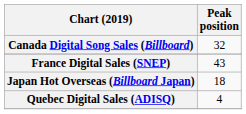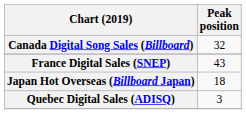(219, 99) 4 -> (219, 99) 3
